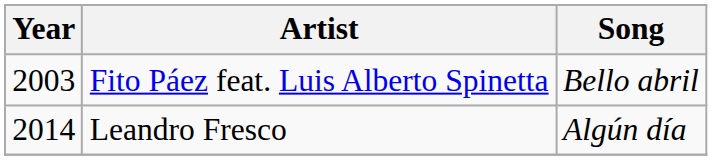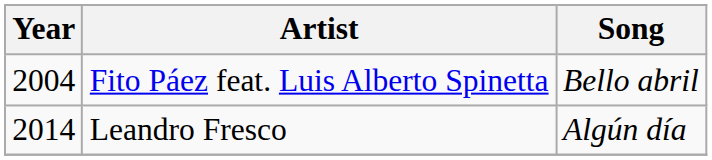(44, 79) 2003 -> (44, 79) 2004
